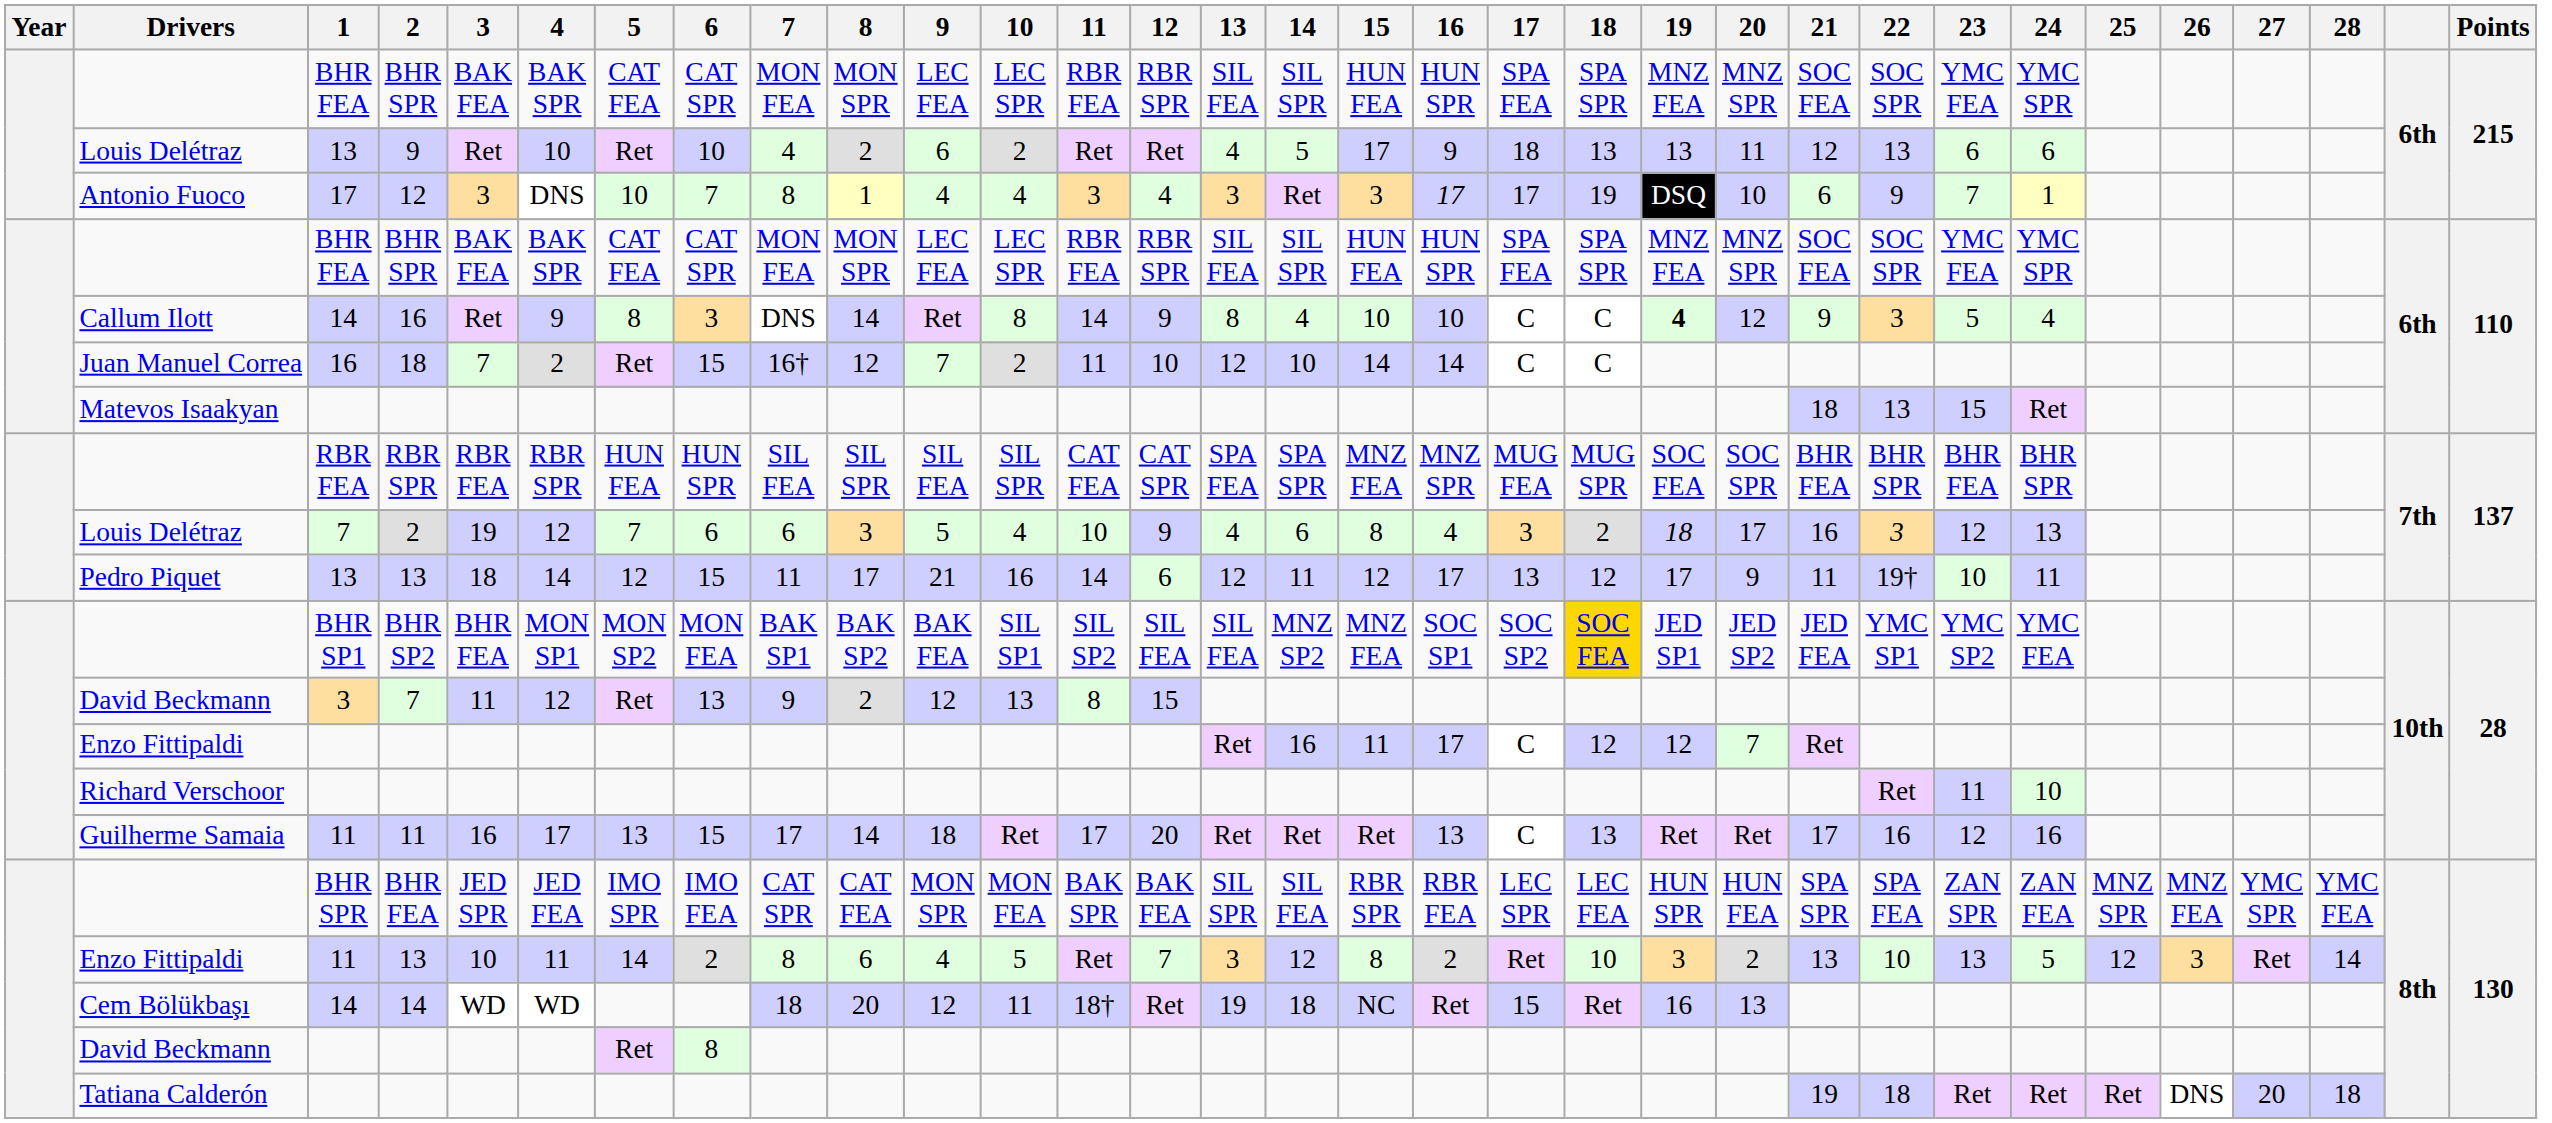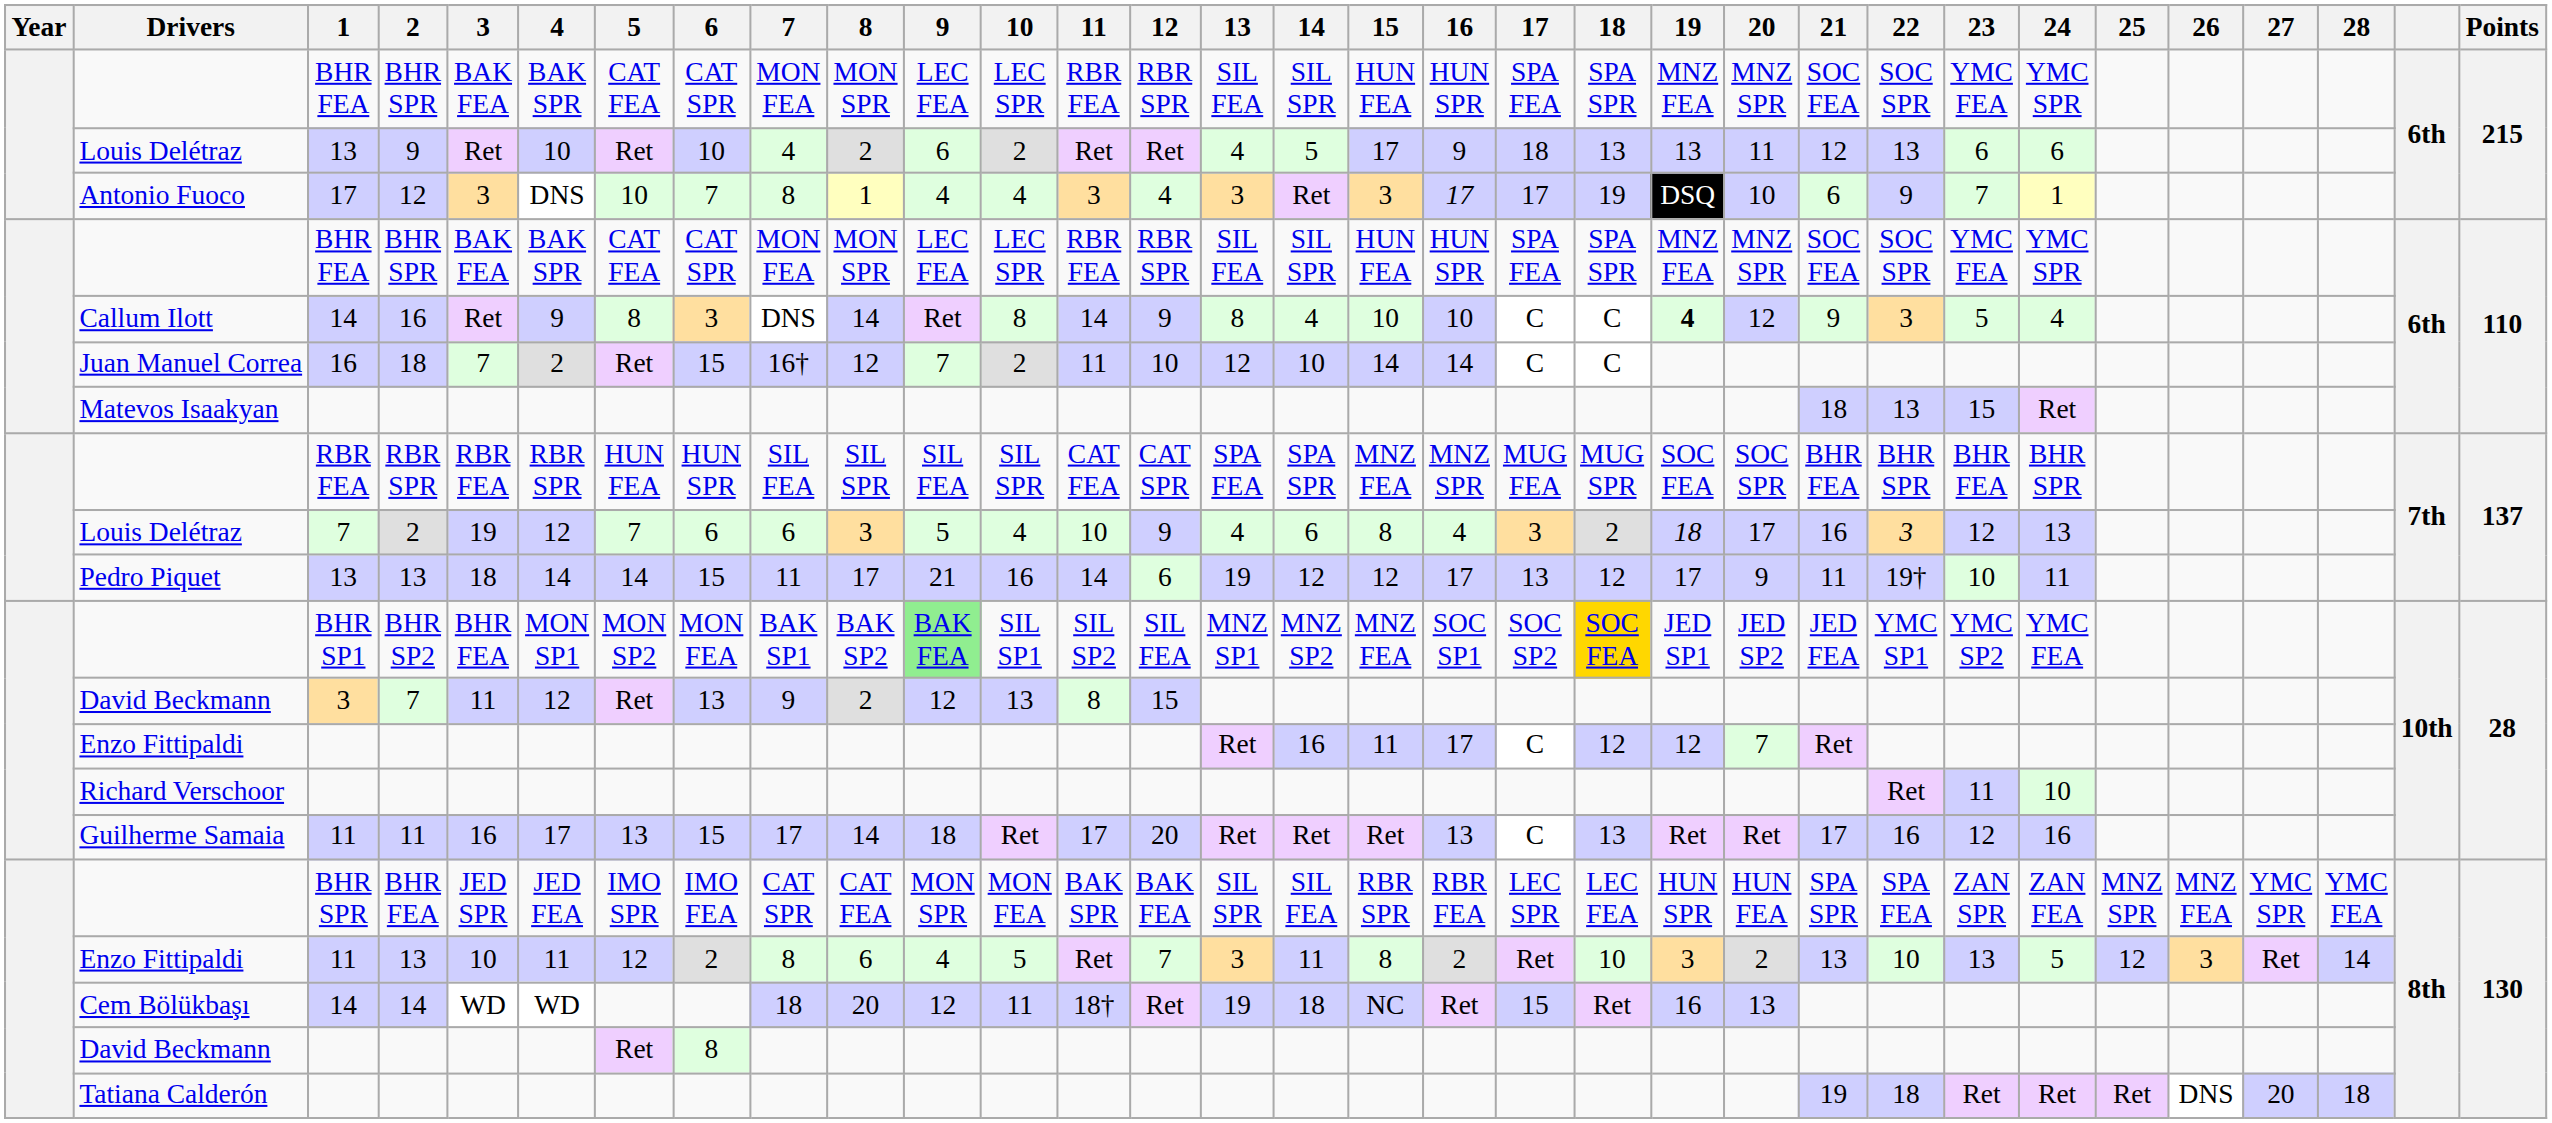(634, 576) 12 -> (634, 576) 14
(1233, 576) 12 -> (1237, 576) 19
(1302, 576) 11 -> (1311, 576) 12
(943, 638) no background -> (943, 638) lightgreen background
(1233, 638) SIL FEA -> (1237, 638) MNZ SP1
(634, 958) 14 -> (634, 958) 12
(1302, 958) 12 -> (1311, 958) 11
